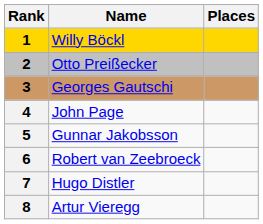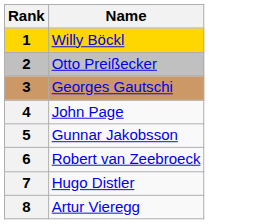- column: (231, 16)
